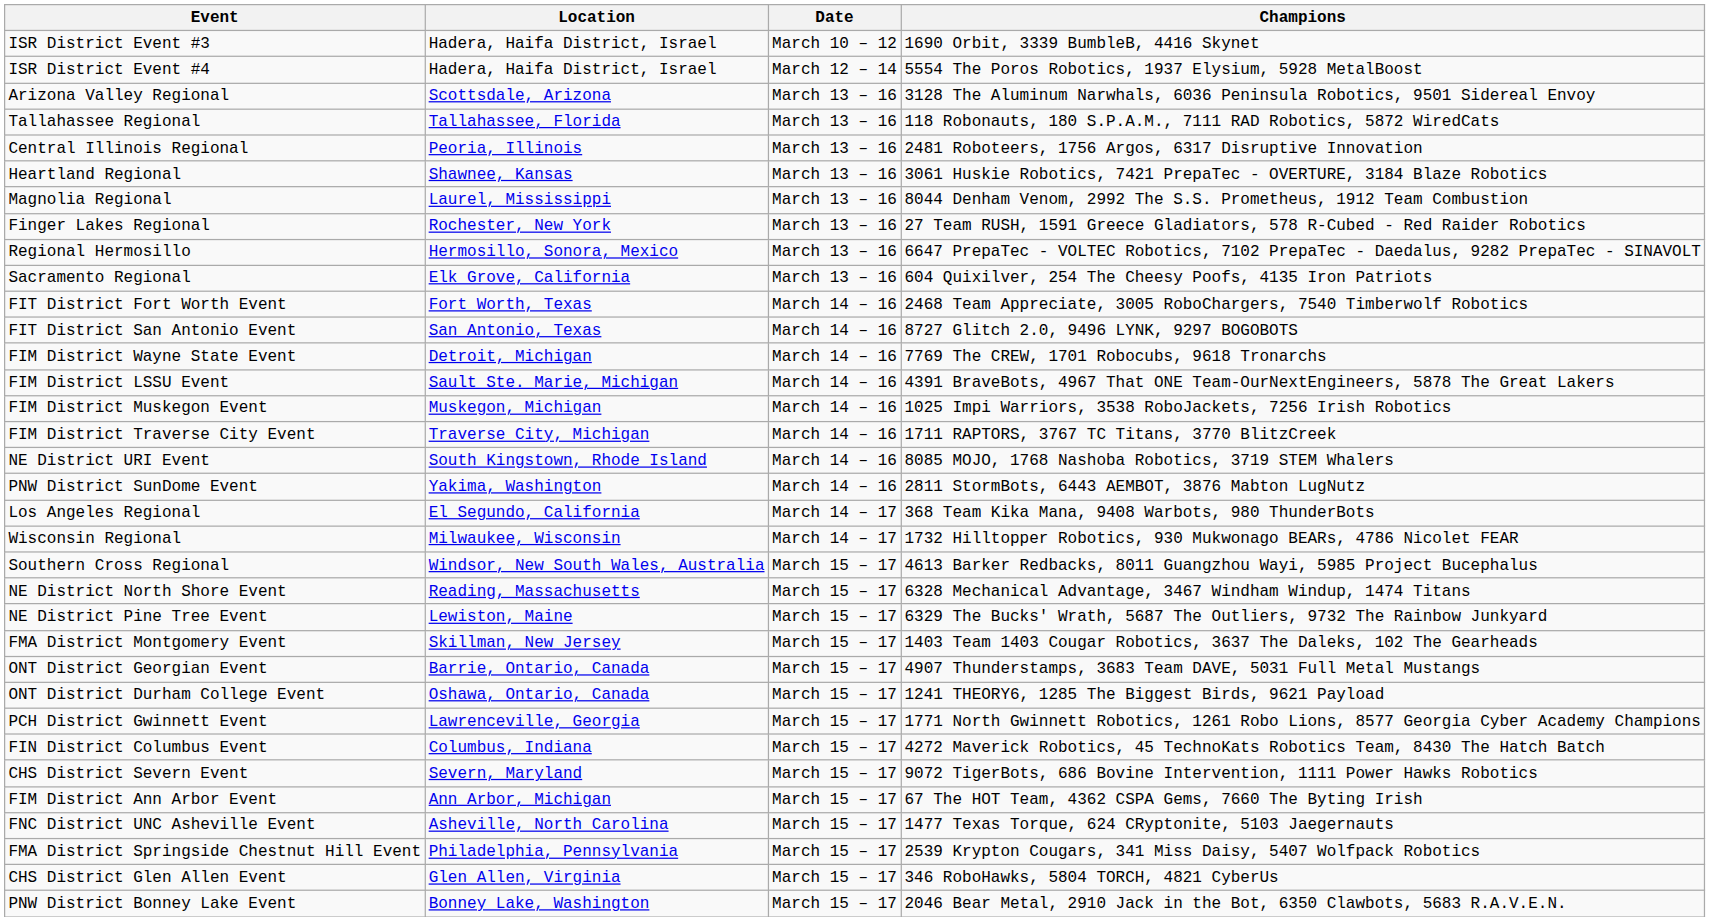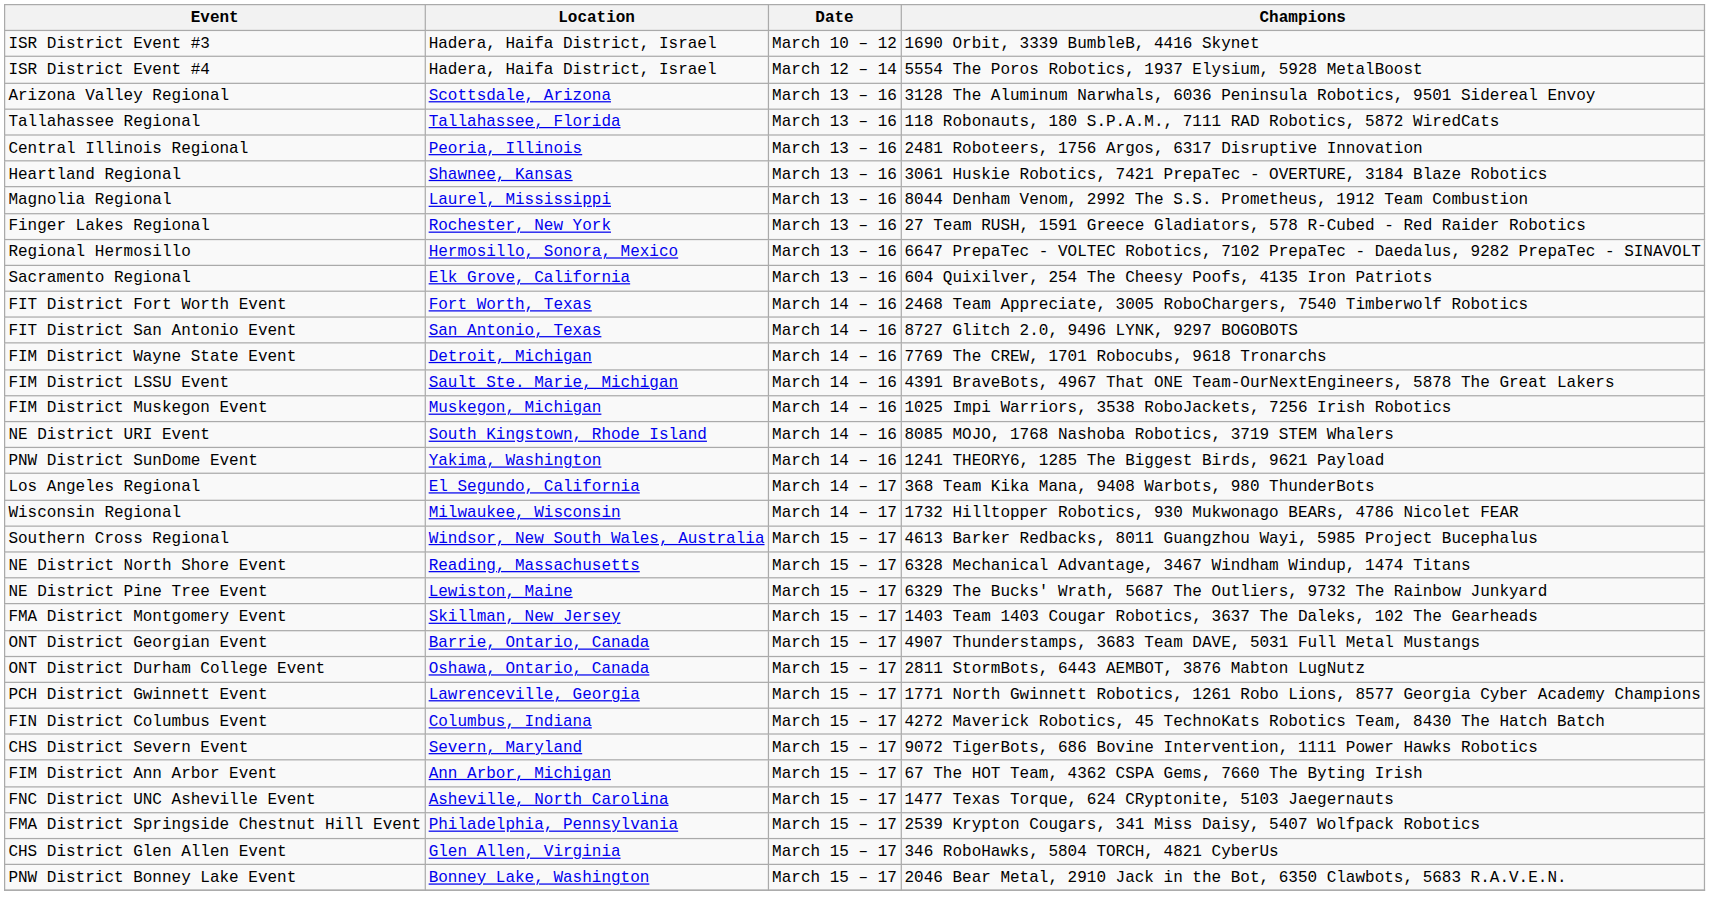- row: (162, 435)
(1135, 487) 2811 StormBots, 6443 AEMBOT, 3876 Mabton LugNutz -> (1144, 461) 1241 THEORY6, 1285 The Biggest Birds, 9621 Payload
(1144, 695) 1241 THEORY6, 1285 The Biggest Birds, 9621 Payload -> (1135, 669) 2811 StormBots, 6443 AEMBOT, 3876 Mabton LugNutz
